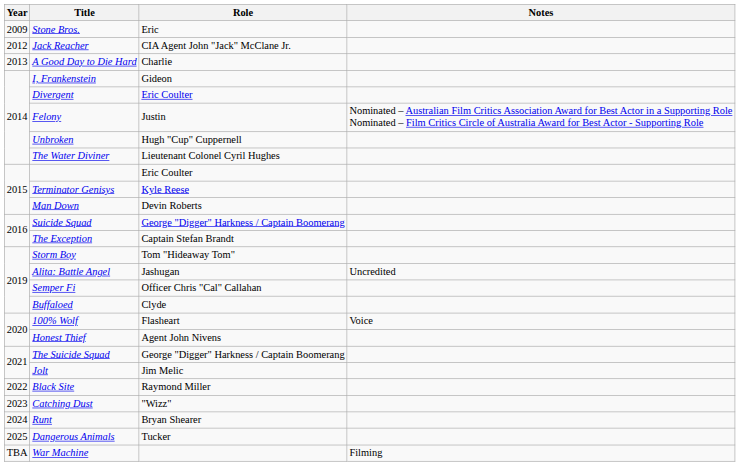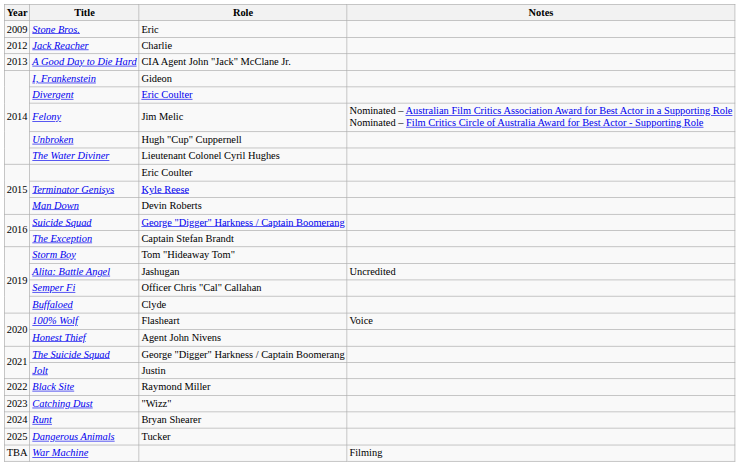(216, 45) CIA Agent John "Jack" McClane Jr. -> (157, 45) Charlie
(157, 62) Charlie -> (216, 62) CIA Agent John "Jack" McClane Jr.
(154, 117) Justin -> (162, 117) Jim Melic
(162, 370) Jim Melic -> (154, 370) Justin
